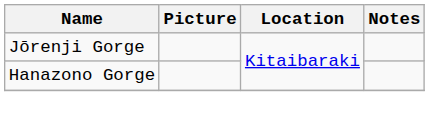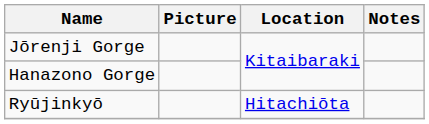+ row: (56, 104)
